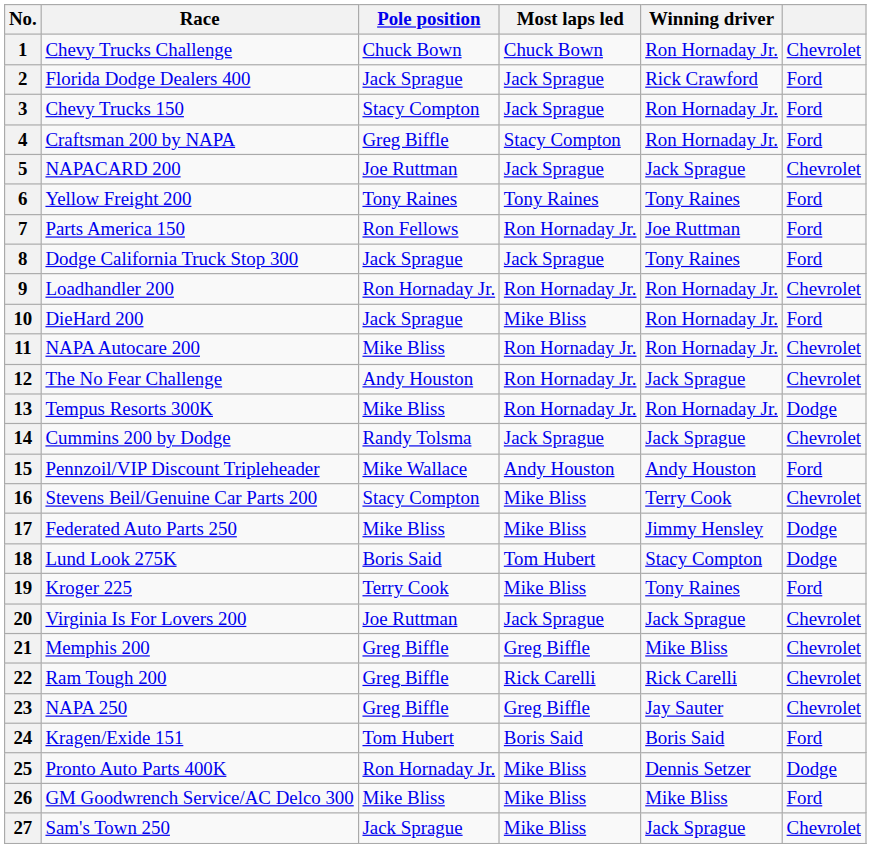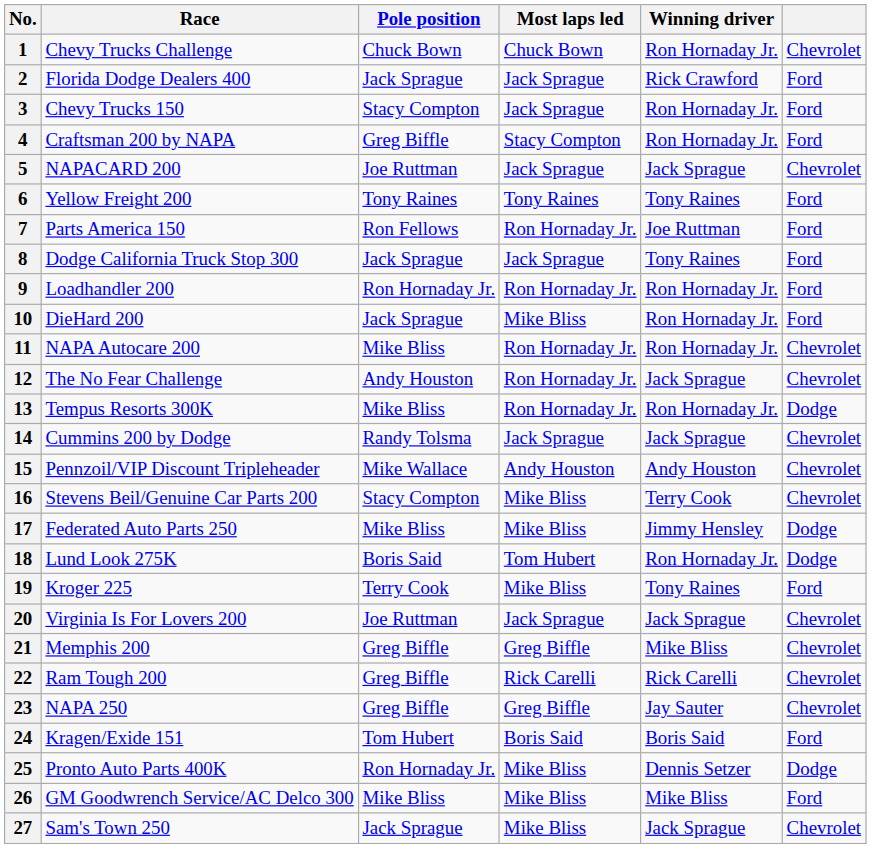(824, 288) Chevrolet -> (804, 288) Ford
(804, 468) Ford -> (824, 468) Chevrolet
(704, 558) Stacy Compton -> (712, 558) Ron Hornaday Jr.
